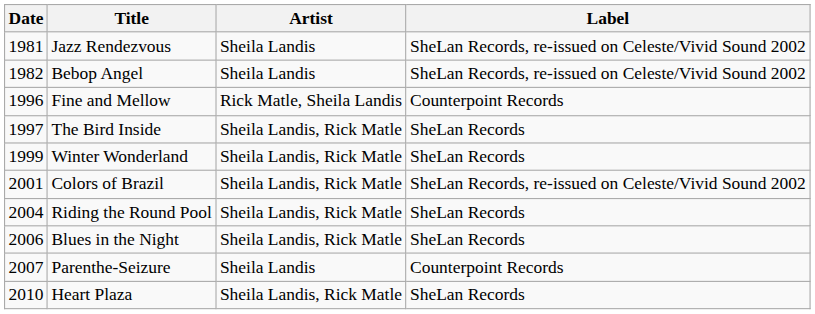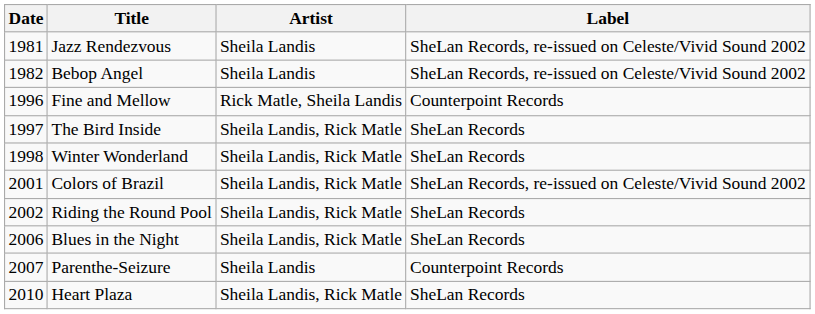(26, 156) 1999 -> (26, 156) 1998
(26, 211) 2004 -> (26, 211) 2002
